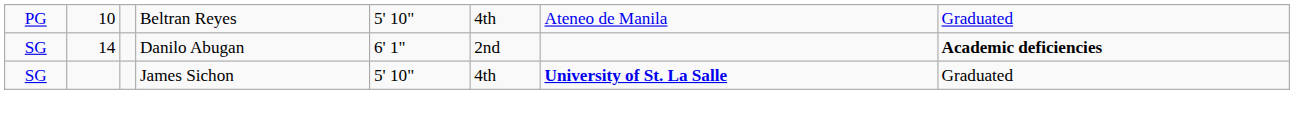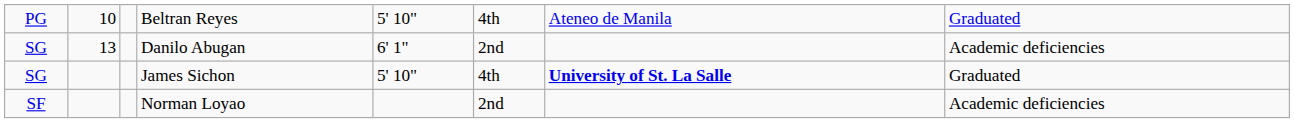(107, 47) 14 -> (108, 47) 13
(1022, 47) bold -> (1027, 47) normal
+ row: (193, 103)
